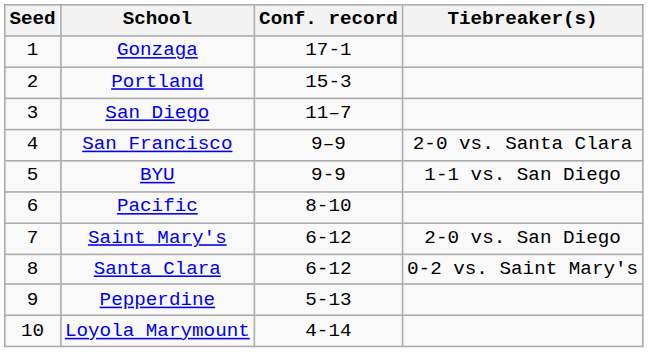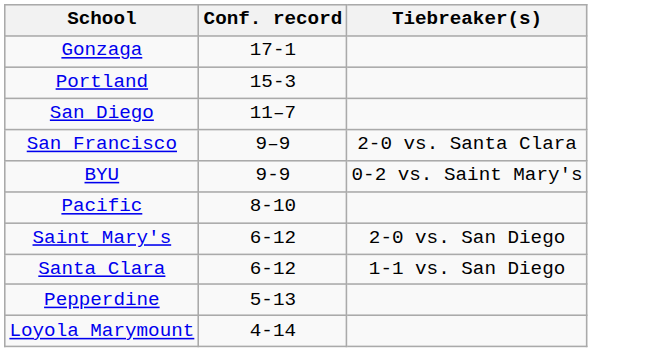- column: (33, 21)
(523, 176) 1-1 vs. San Diego -> (467, 176) 0-2 vs. Saint Mary's
(523, 269) 0-2 vs. Saint Mary's -> (467, 269) 1-1 vs. San Diego
